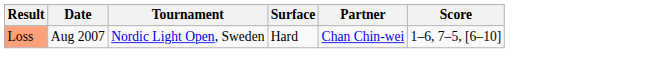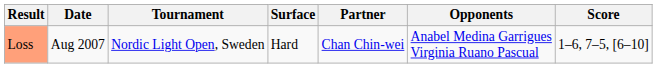+ column: (481, 15)
